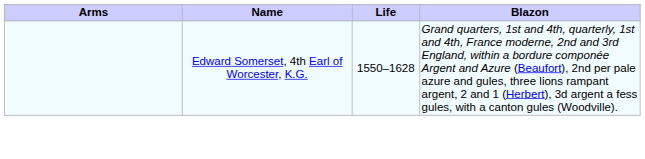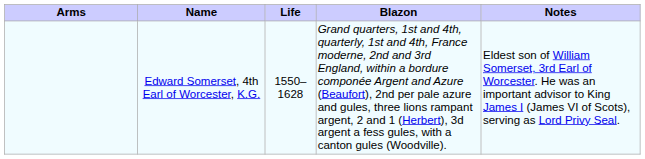+ column: (561, 12)
